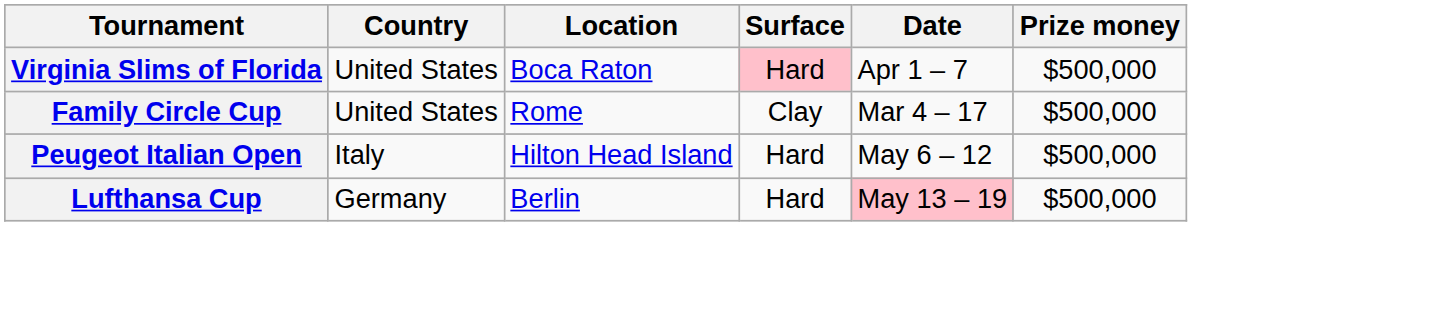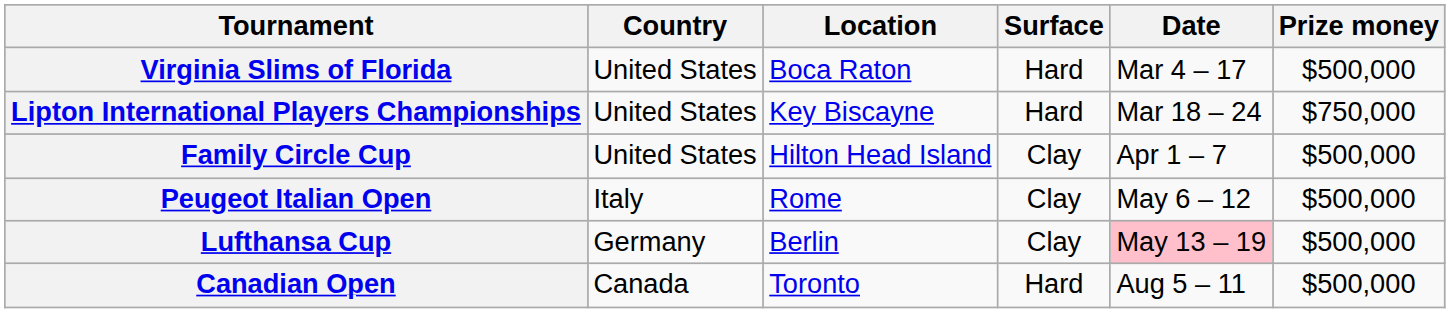(795, 69) pink background -> (1054, 69) no background
(913, 69) Apr 1 – 7 -> (1181, 69) Mar 4 – 17
+ row: (296, 112)
(547, 112) Rome -> (880, 155) Hilton Head Island
(923, 112) Mar 4 – 17 -> (1172, 155) Apr 1 – 7
(621, 155) Hilton Head Island -> (806, 198) Rome
(795, 155) Hard -> (1054, 198) Clay
(795, 198) Hard -> (1054, 241) Clay
+ row: (296, 284)
